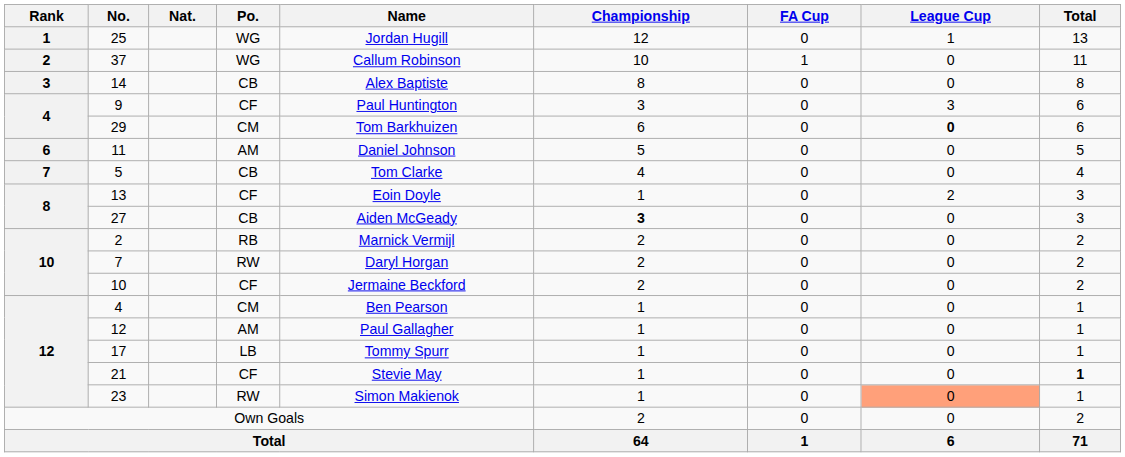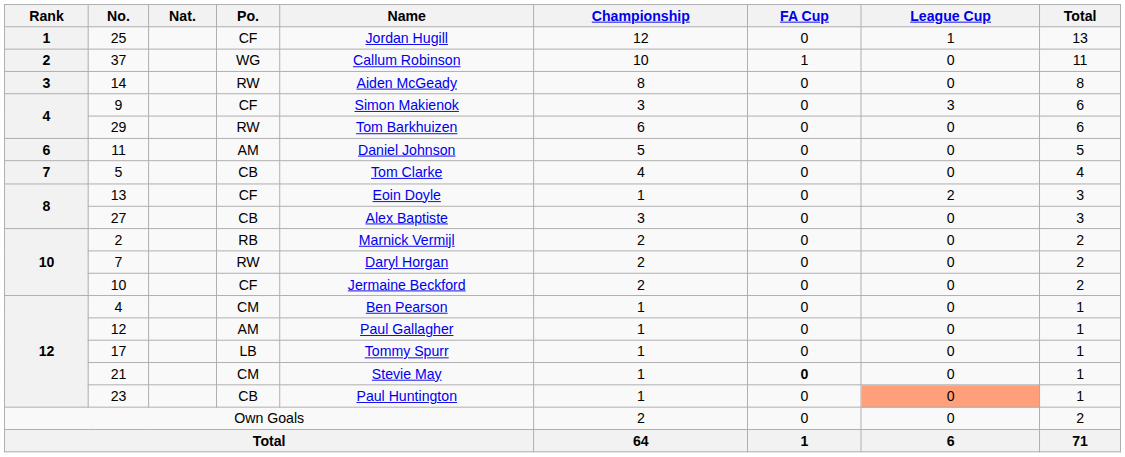(248, 38) WG -> (248, 38) CF
(248, 83) CB -> (248, 83) RW
(407, 83) Alex Baptiste -> (407, 83) Aiden McGeady
(407, 105) Paul Huntington -> (407, 105) Simon Makienok
(248, 128) CM -> (248, 128) RW
(951, 128) bold -> (951, 128) normal
(407, 217) Aiden McGeady -> (407, 217) Alex Baptiste
(641, 217) bold -> (641, 217) normal
(248, 374) CF -> (248, 374) CM
(805, 374) normal -> (805, 374) bold
(1080, 374) bold -> (1080, 374) normal
(248, 396) RW -> (248, 396) CB
(407, 396) Simon Makienok -> (407, 396) Paul Huntington
